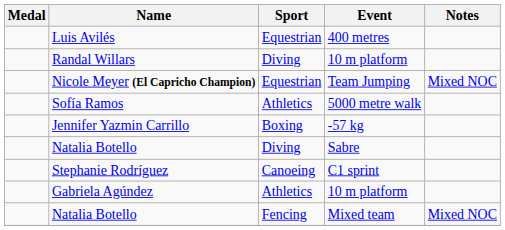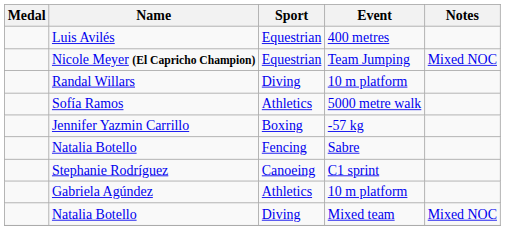rows swapped: (93, 59) <-> (154, 81)
(281, 147) Diving -> (284, 147) Fencing
(284, 214) Fencing -> (281, 214) Diving
